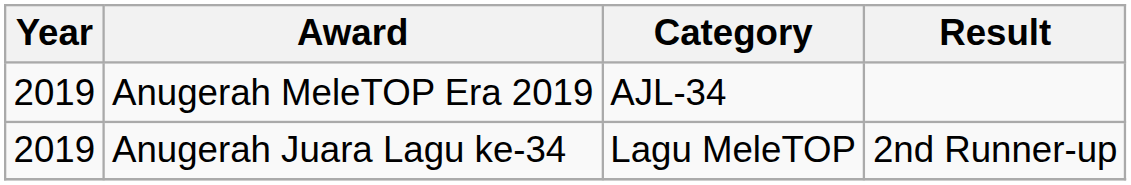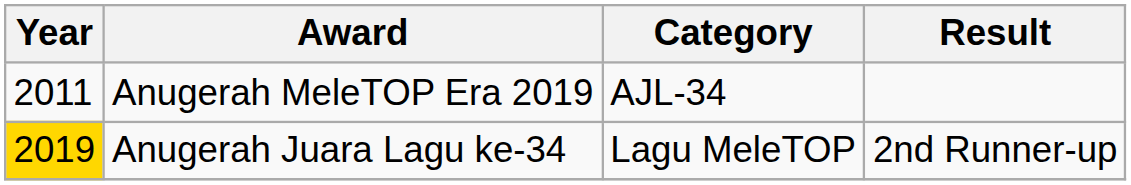(54, 91) 2019 -> (53, 91) 2011
(54, 149) no background -> (54, 149) gold background
